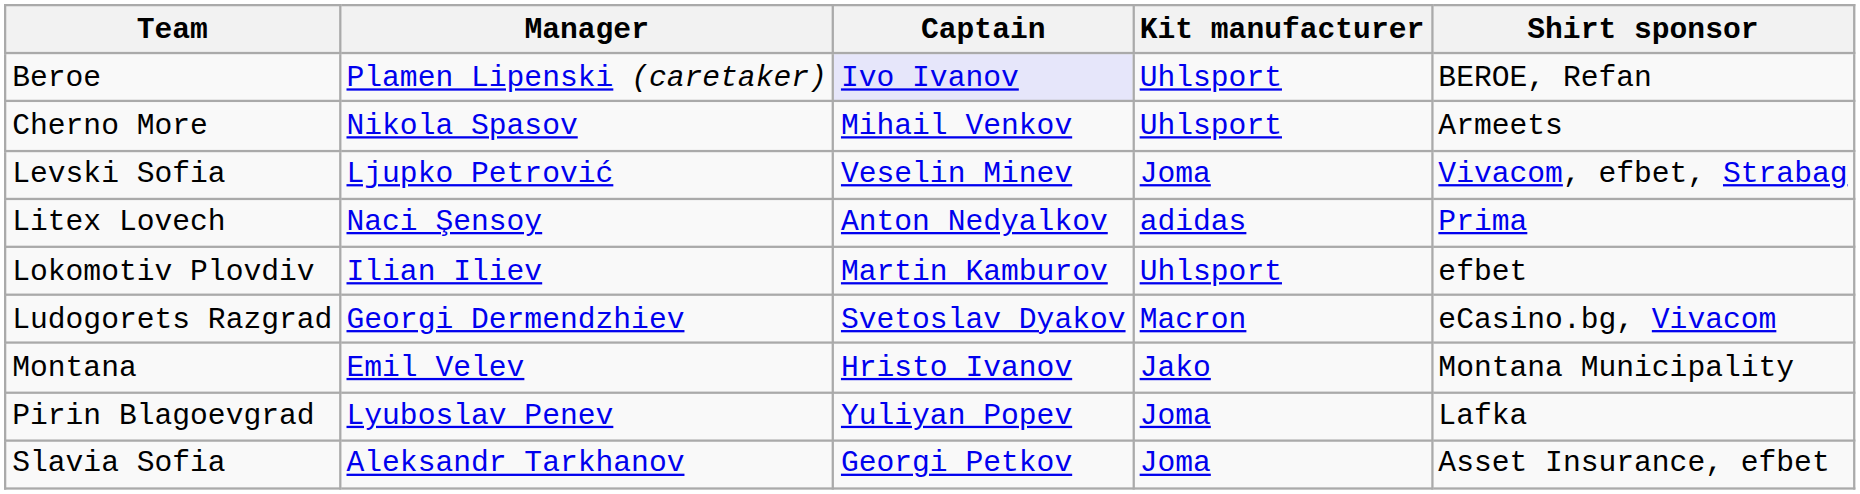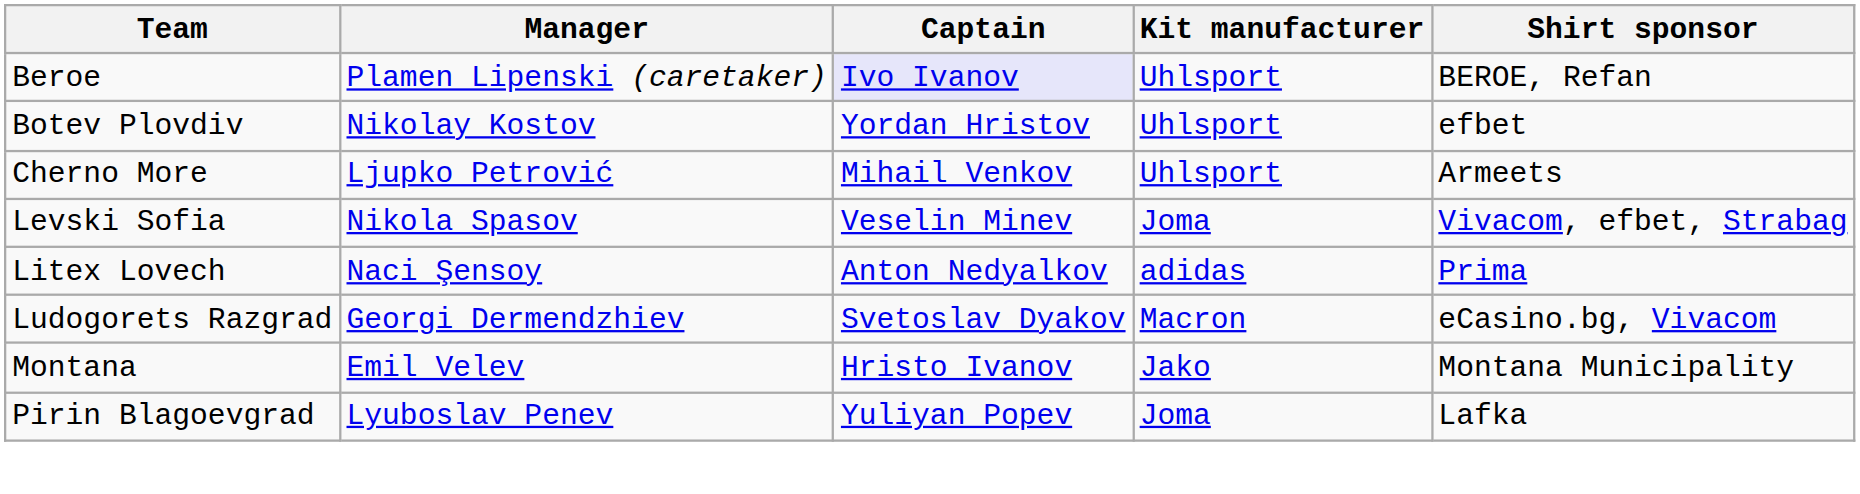+ row: (128, 126)
(462, 126) Nikola Spasov -> (480, 174) Ljupko Petrović
(480, 174) Ljupko Petrović -> (462, 223) Nikola Spasov
- row: (163, 271)
- row: (119, 464)
